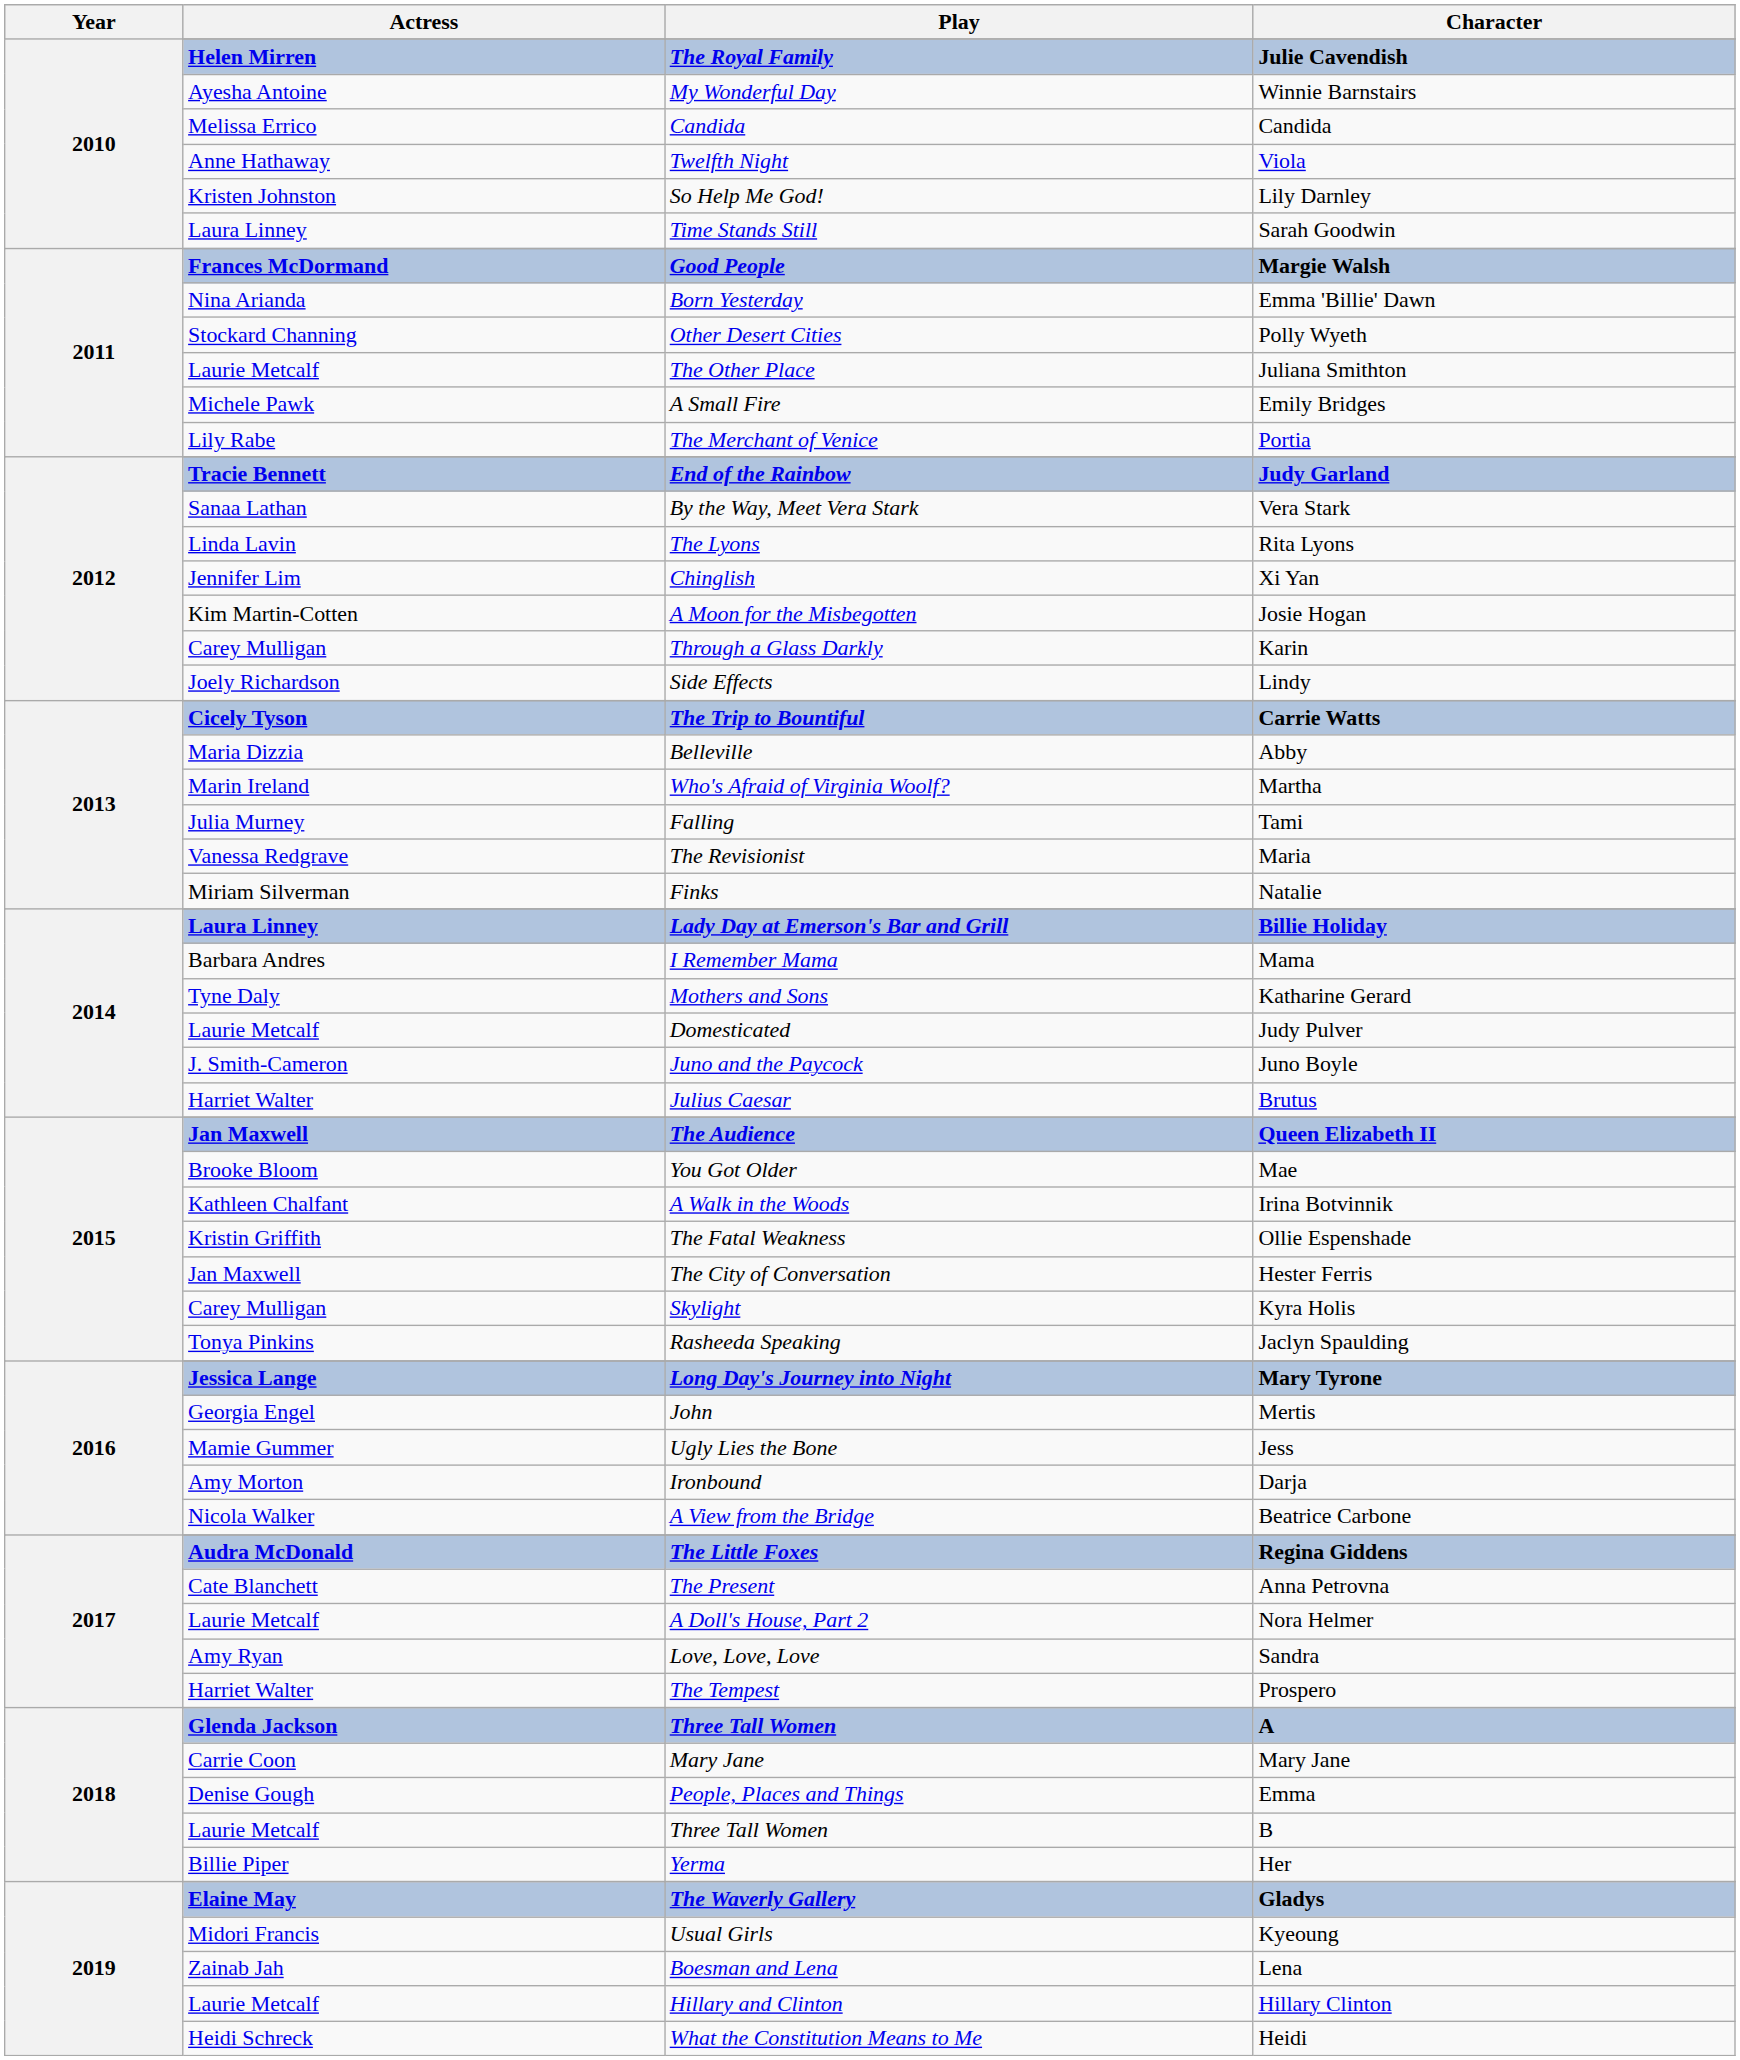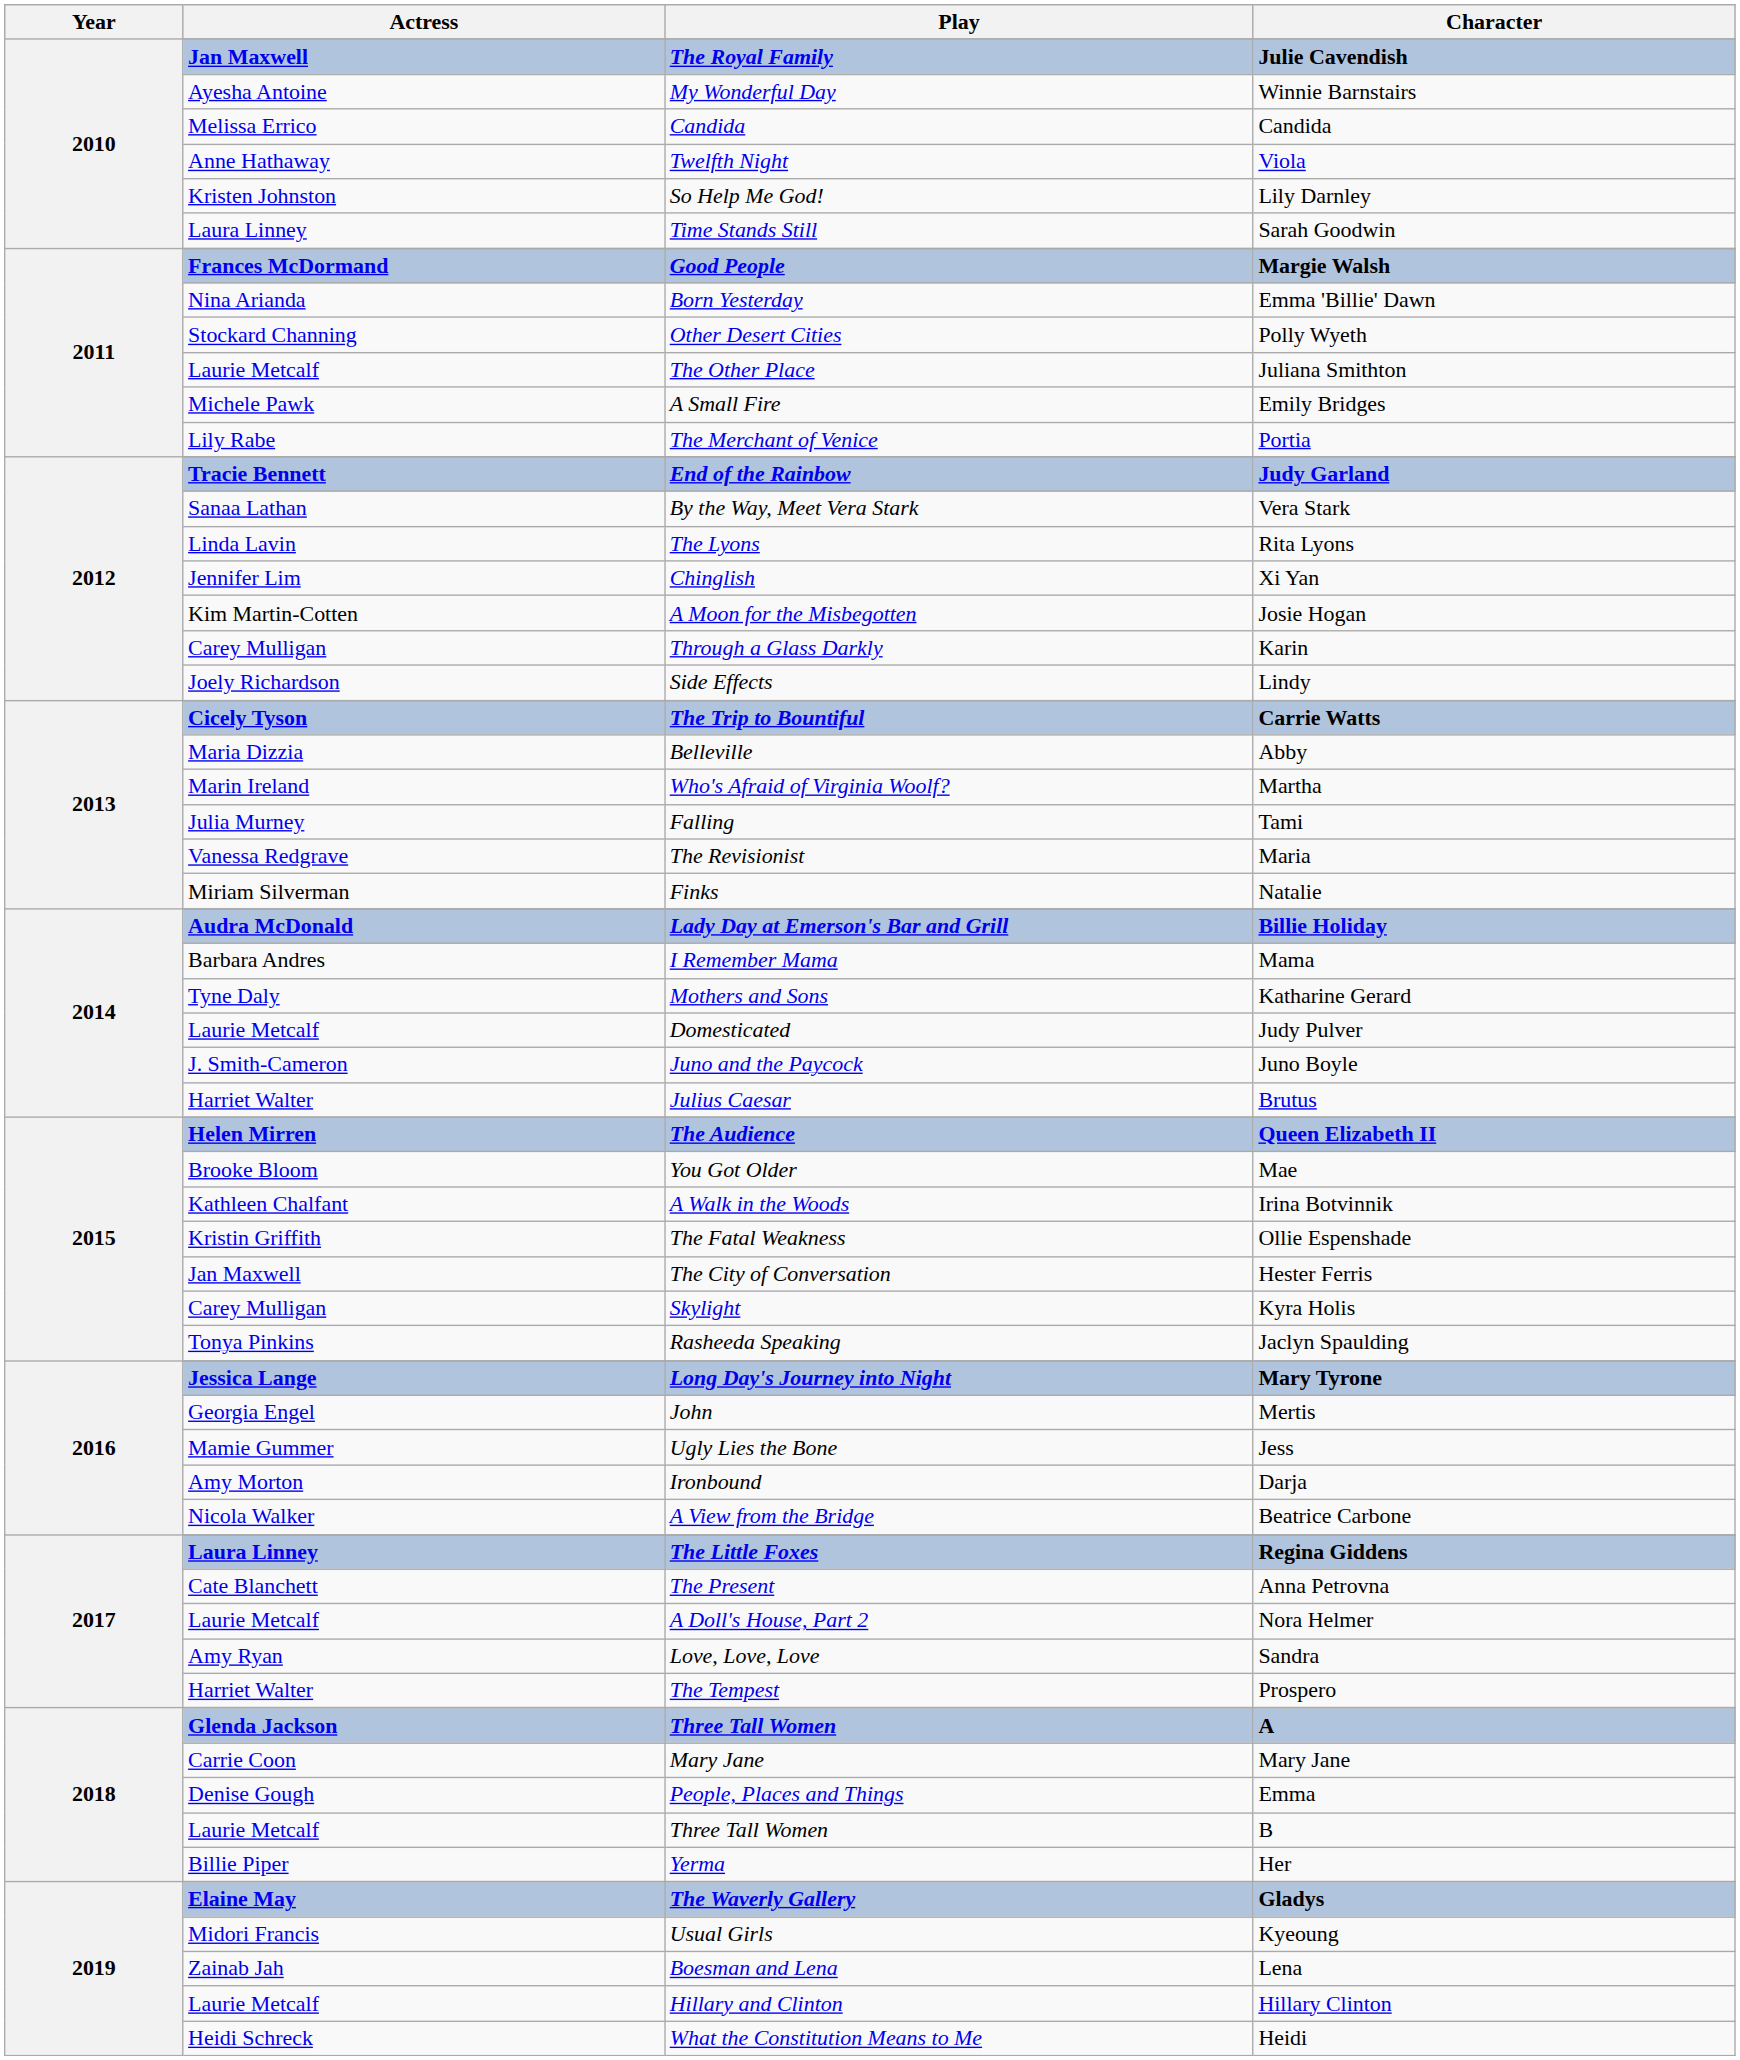(252, 56) Helen Mirren -> (248, 56) Jan Maxwell
(253, 925) Laura Linney -> (271, 925) Audra McDonald
(248, 1134) Jan Maxwell -> (252, 1134) Helen Mirren
(271, 1551) Audra McDonald -> (253, 1551) Laura Linney
